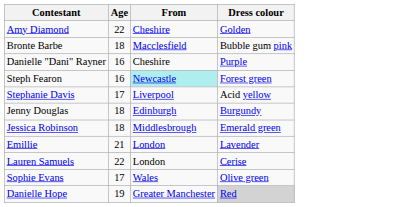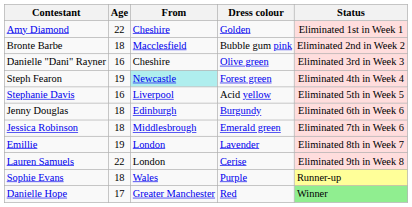+ column: (351, 12)
(233, 62) Purple -> (244, 62) Olive green
(119, 78) 16 -> (119, 78) 19
(119, 95) 17 -> (119, 95) 16
(119, 144) 21 -> (119, 144) 19
(119, 177) 17 -> (119, 177) 18
(244, 177) Olive green -> (233, 177) Purple
(119, 194) 19 -> (119, 194) 17
(228, 194) lightgrey background -> (228, 194) no background
